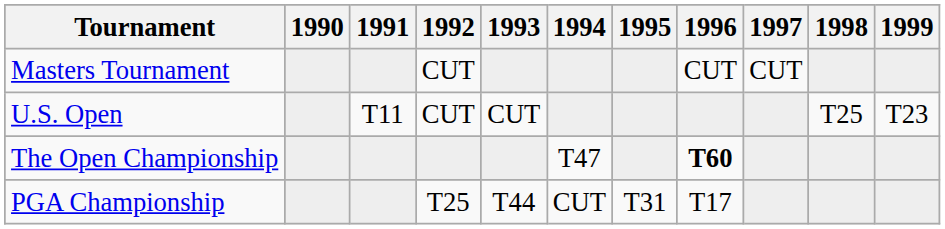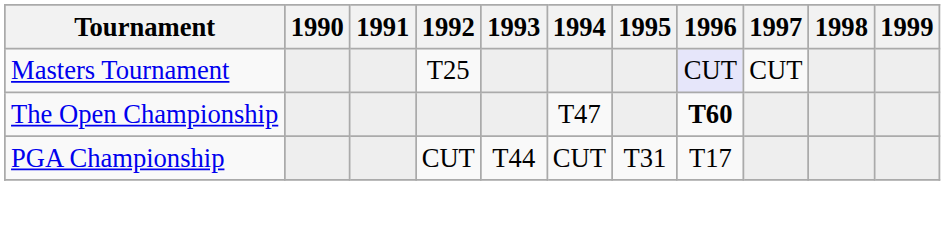(448, 70) CUT -> (448, 70) T25
(710, 70) no background -> (710, 70) lavender background
- row: (67, 114)
(448, 202) T25 -> (448, 158) CUT
